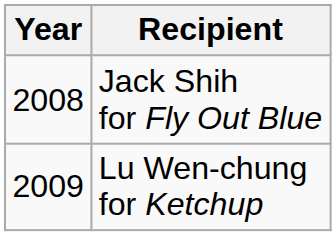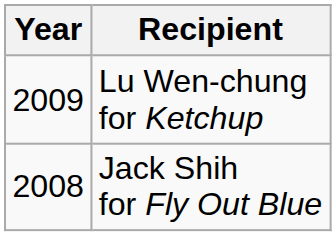rows swapped: (210, 99) <-> (203, 186)
